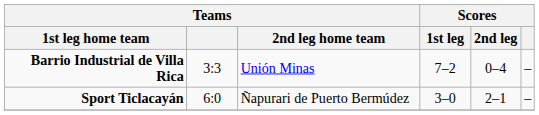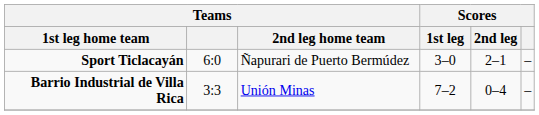rows swapped: (107, 68) <-> (133, 98)
